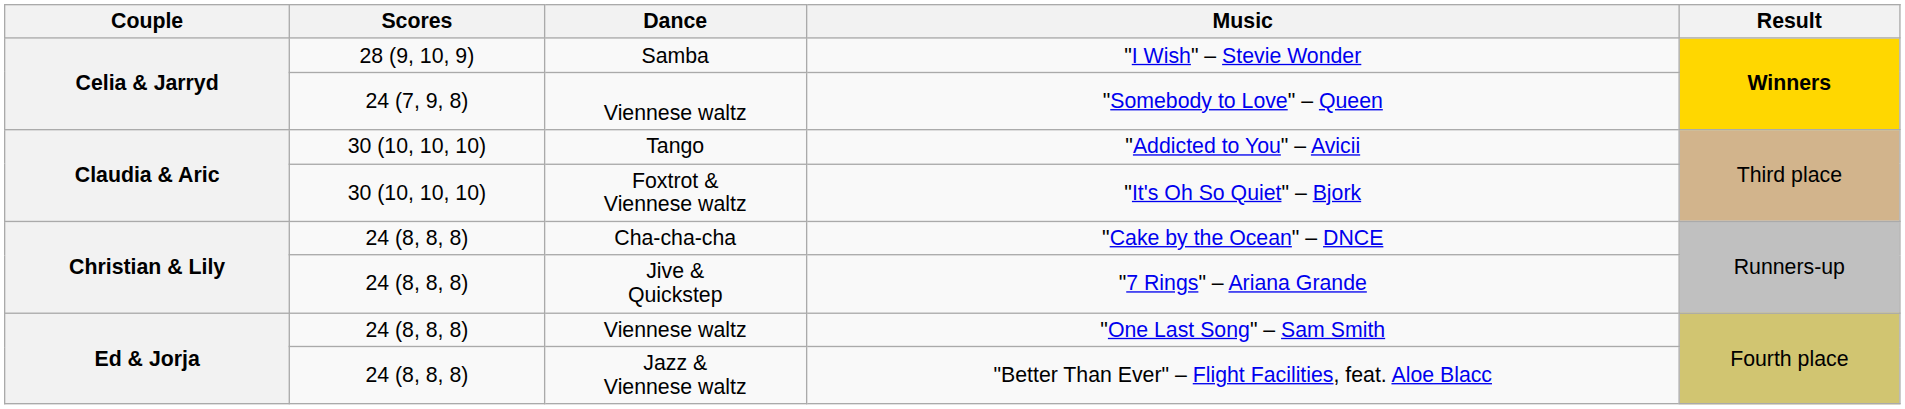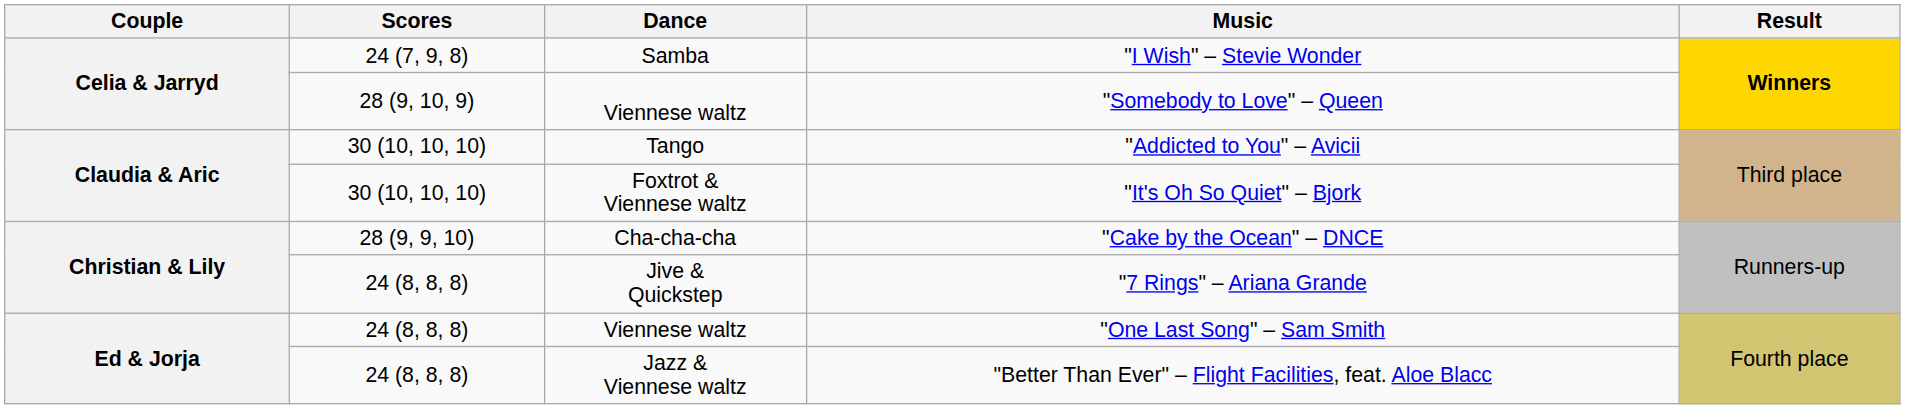(417, 55) 28 (9, 10, 9) -> (417, 55) 24 (7, 9, 8)
(417, 100) 24 (7, 9, 8) -> (417, 100) 28 (9, 10, 9)
(417, 237) 24 (8, 8, 8) -> (417, 237) 28 (9, 9, 10)
